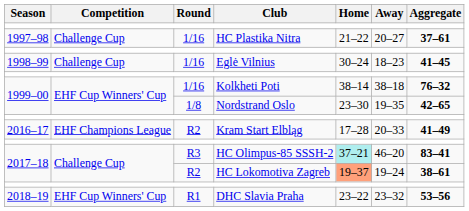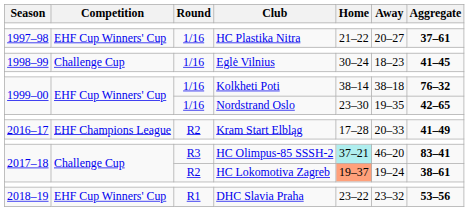(89, 38) Challenge Cup -> (110, 38) EHF Cup Winners' Cup
(194, 105) 1/8 -> (194, 105) 1/16
